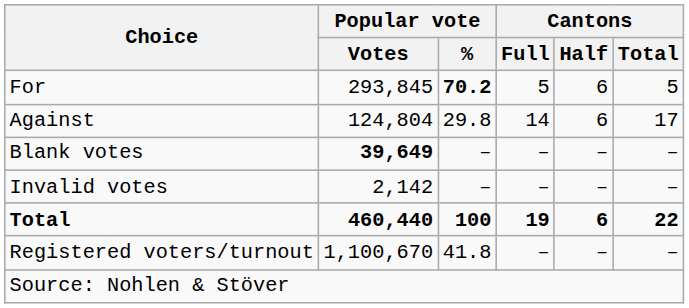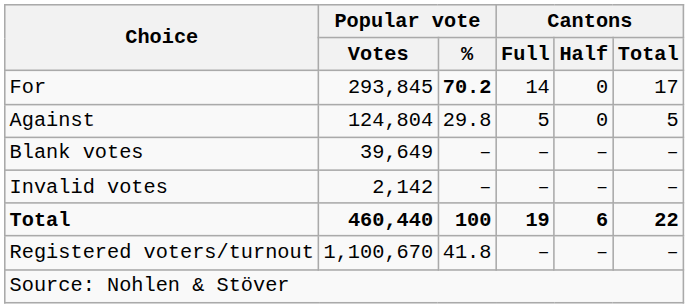(544, 87) 5 -> (538, 87) 14
(602, 87) 6 -> (602, 87) 0
(673, 87) 5 -> (666, 87) 17
(538, 120) 14 -> (544, 120) 5
(602, 120) 6 -> (602, 120) 0
(666, 120) 17 -> (673, 120) 5
(397, 154) bold -> (397, 154) normal
